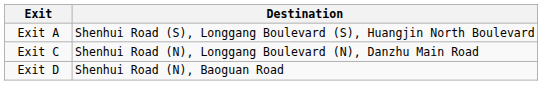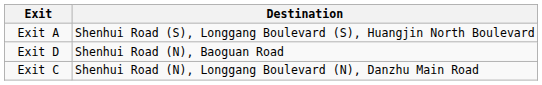rows swapped: (38, 52) <-> (38, 70)
